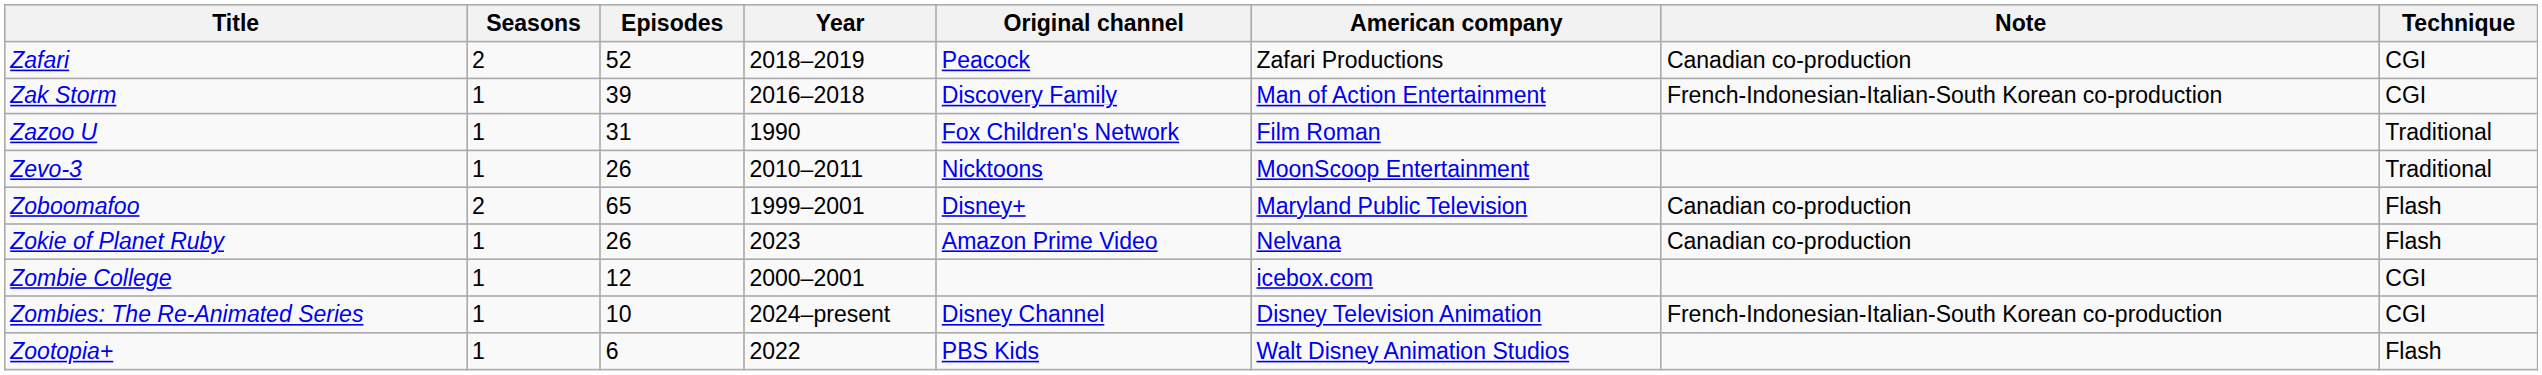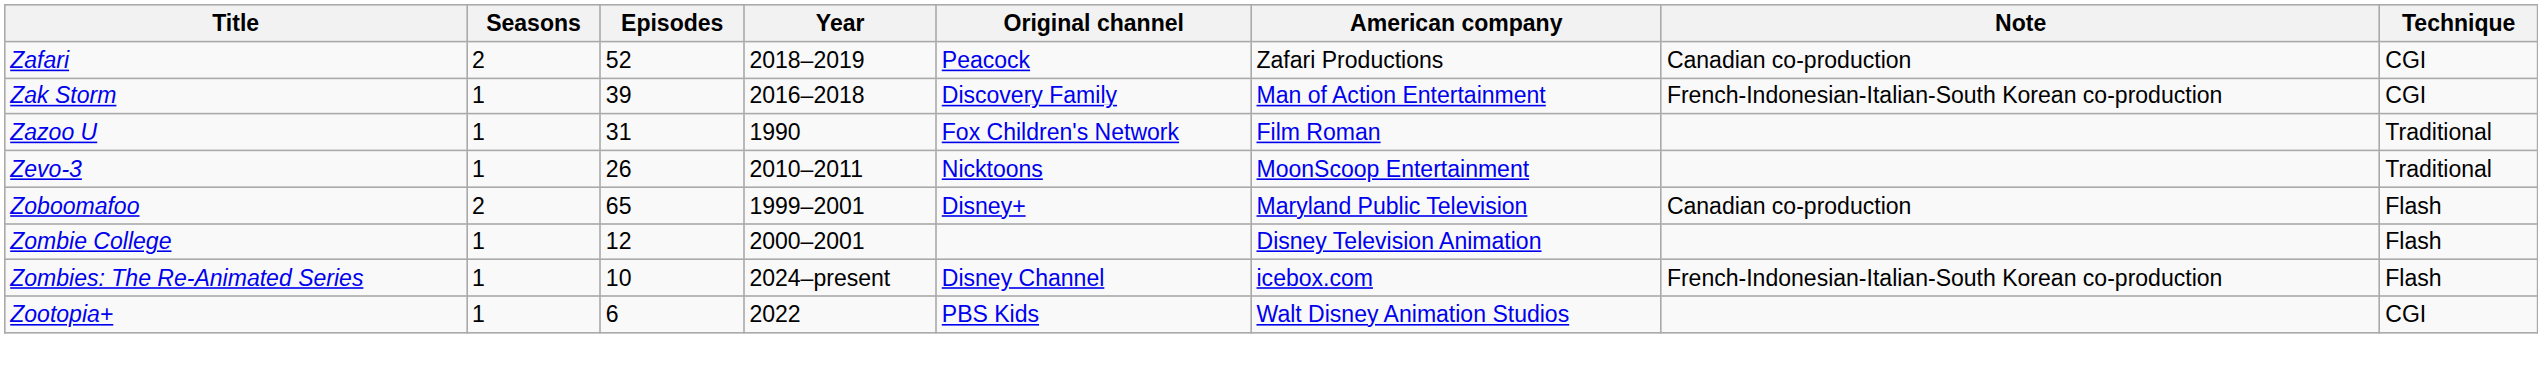- row: (117, 242)
(1315, 278) icebox.com -> (1399, 242) Disney Television Animation
(2406, 278) CGI -> (2413, 242) Flash
(1399, 315) Disney Television Animation -> (1315, 278) icebox.com
(2406, 315) CGI -> (2413, 278) Flash
(2413, 351) Flash -> (2406, 315) CGI
